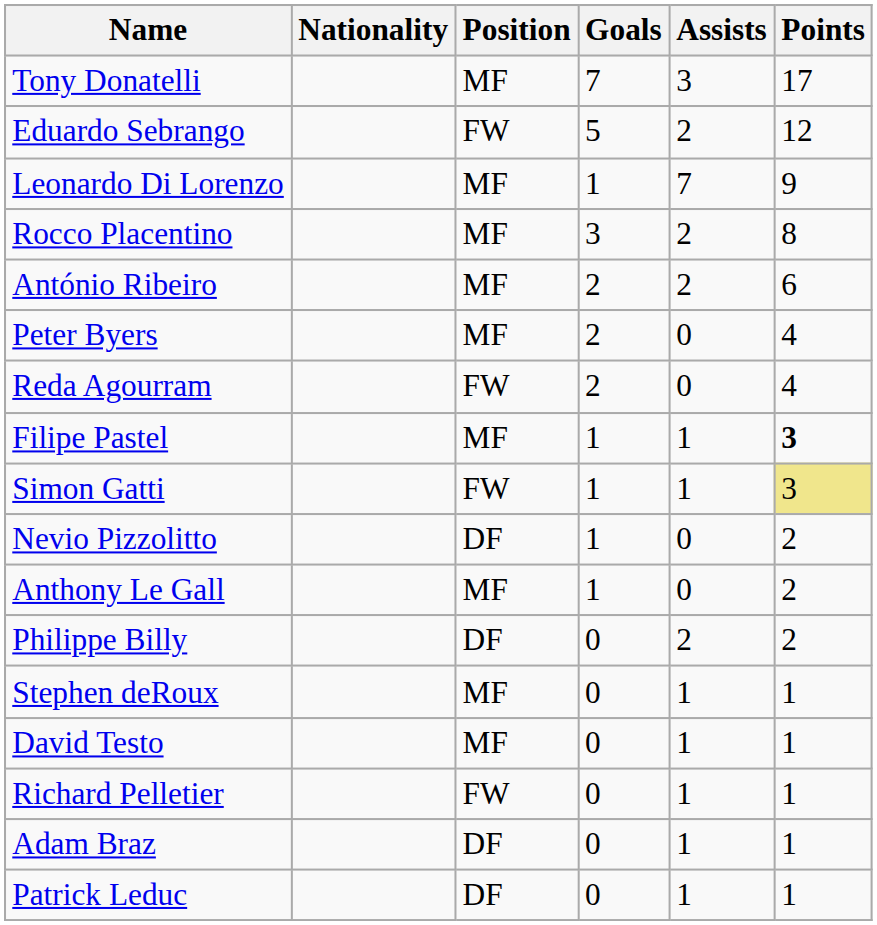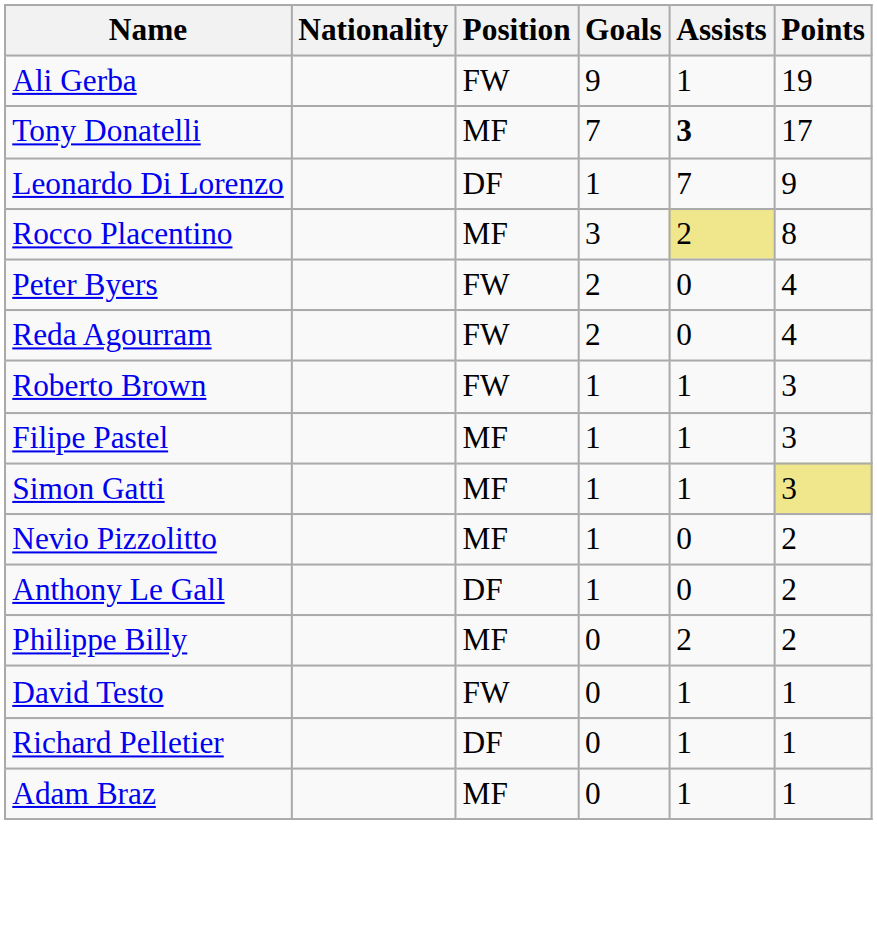+ row: (74, 80)
(684, 80) normal -> (684, 131) bold
- row: (128, 131)
(485, 182) MF -> (483, 182) DF
(684, 232) no background -> (684, 232) khaki background
- row: (115, 283)
(485, 334) MF -> (486, 283) FW
+ row: (109, 385)
(789, 436) bold -> (789, 436) normal
(486, 487) FW -> (485, 487) MF
(483, 538) DF -> (485, 538) MF
(485, 589) MF -> (483, 589) DF
(483, 640) DF -> (485, 640) MF
- row: (115, 690)
(485, 741) MF -> (486, 690) FW
(486, 792) FW -> (483, 741) DF
(483, 843) DF -> (485, 792) MF
- row: (100, 894)
